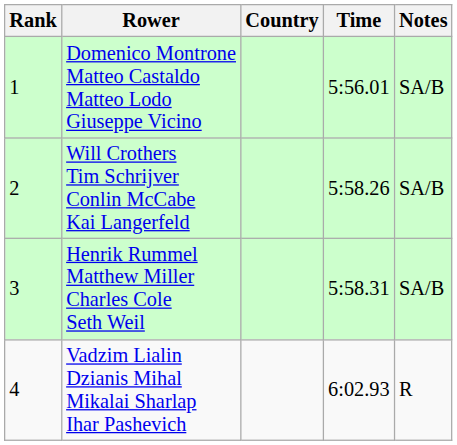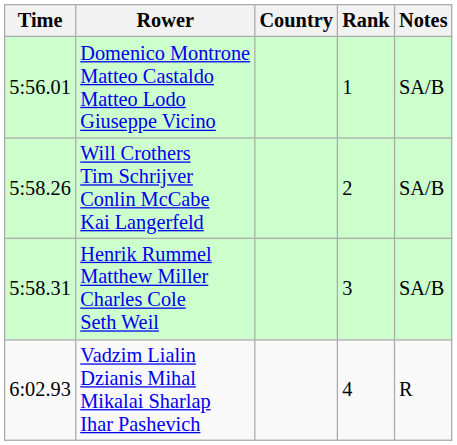columns swapped: (33, 20) <-> (359, 20)
